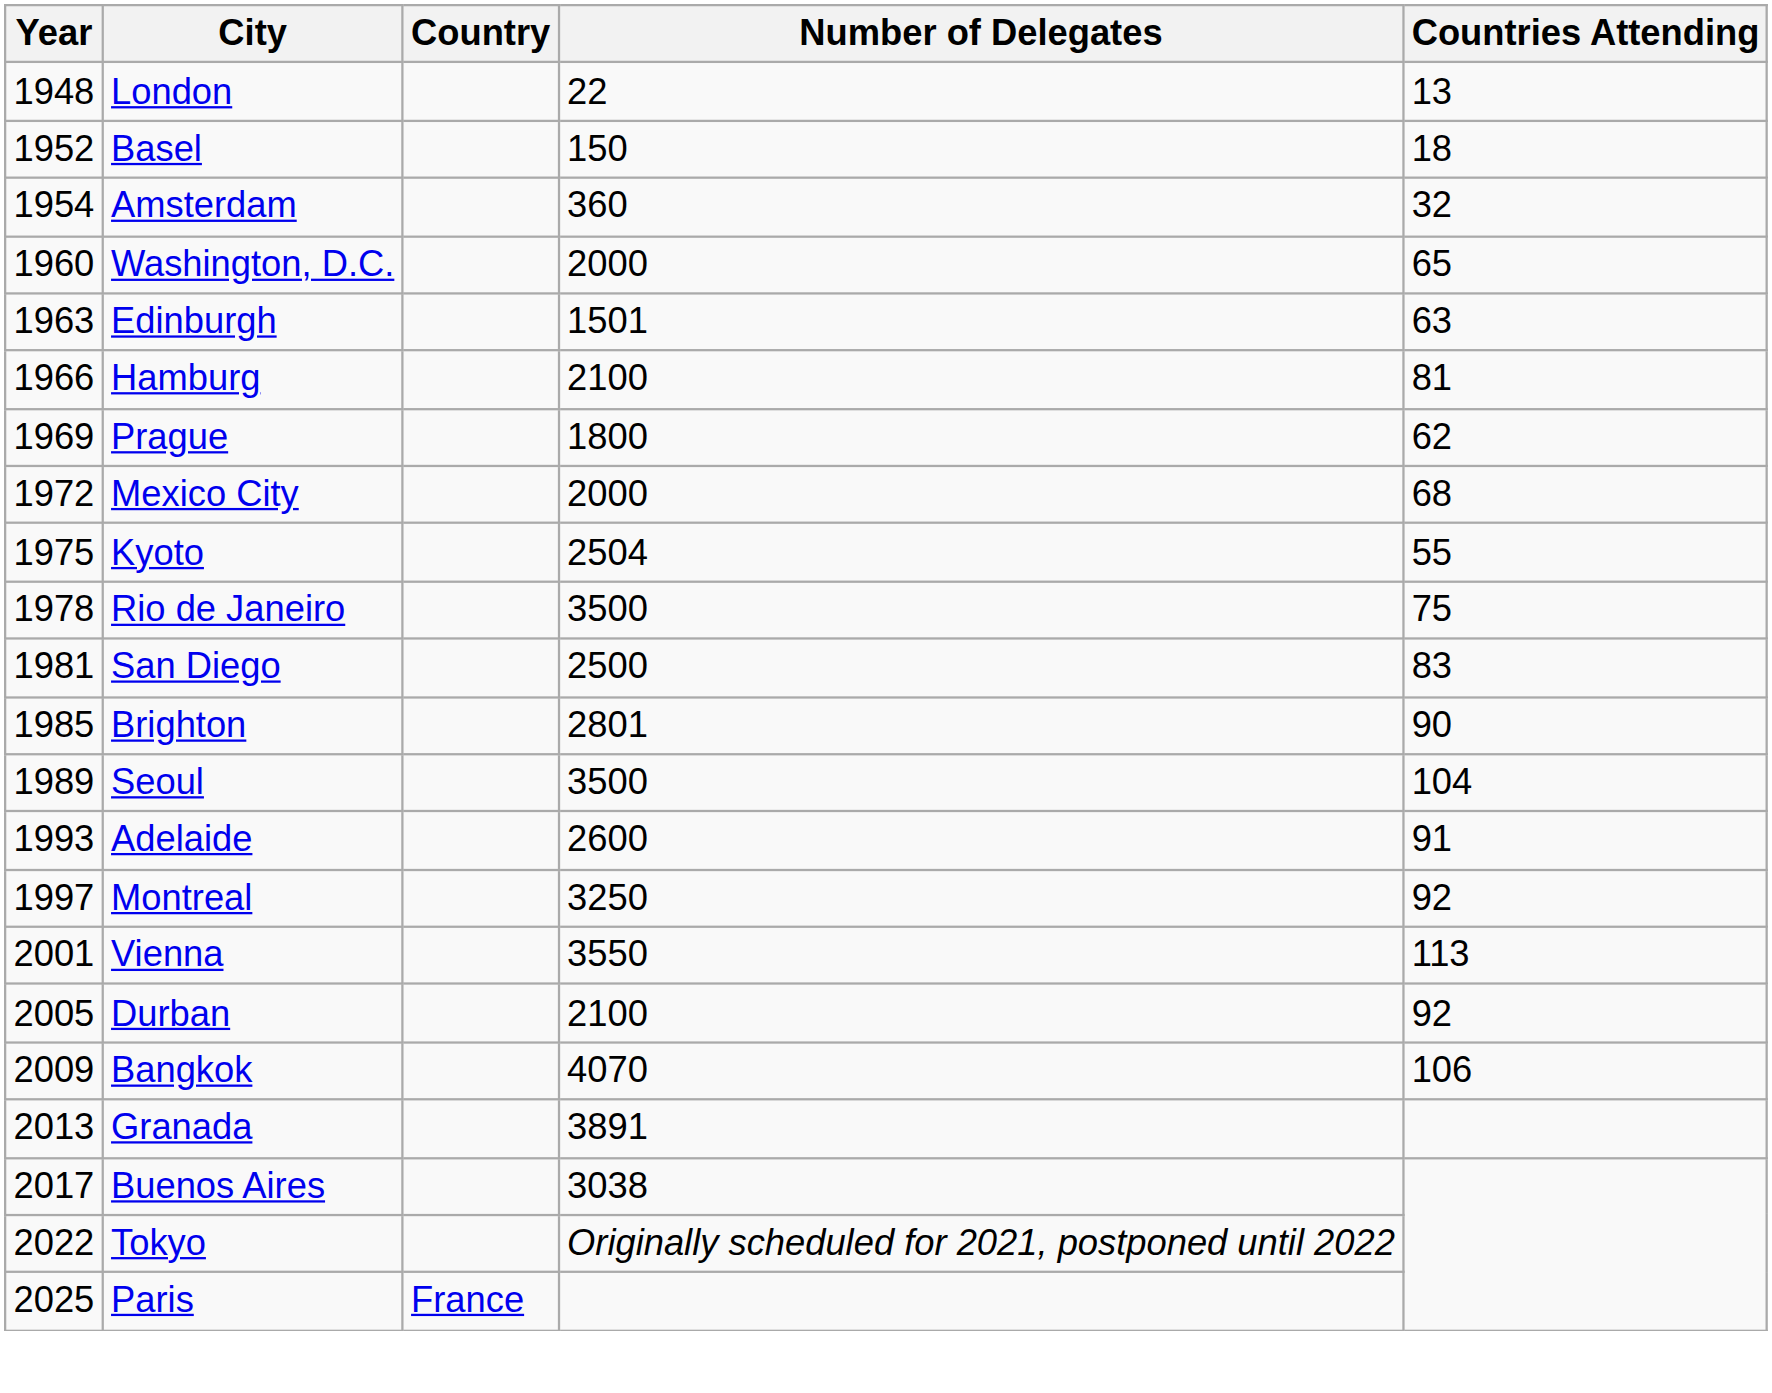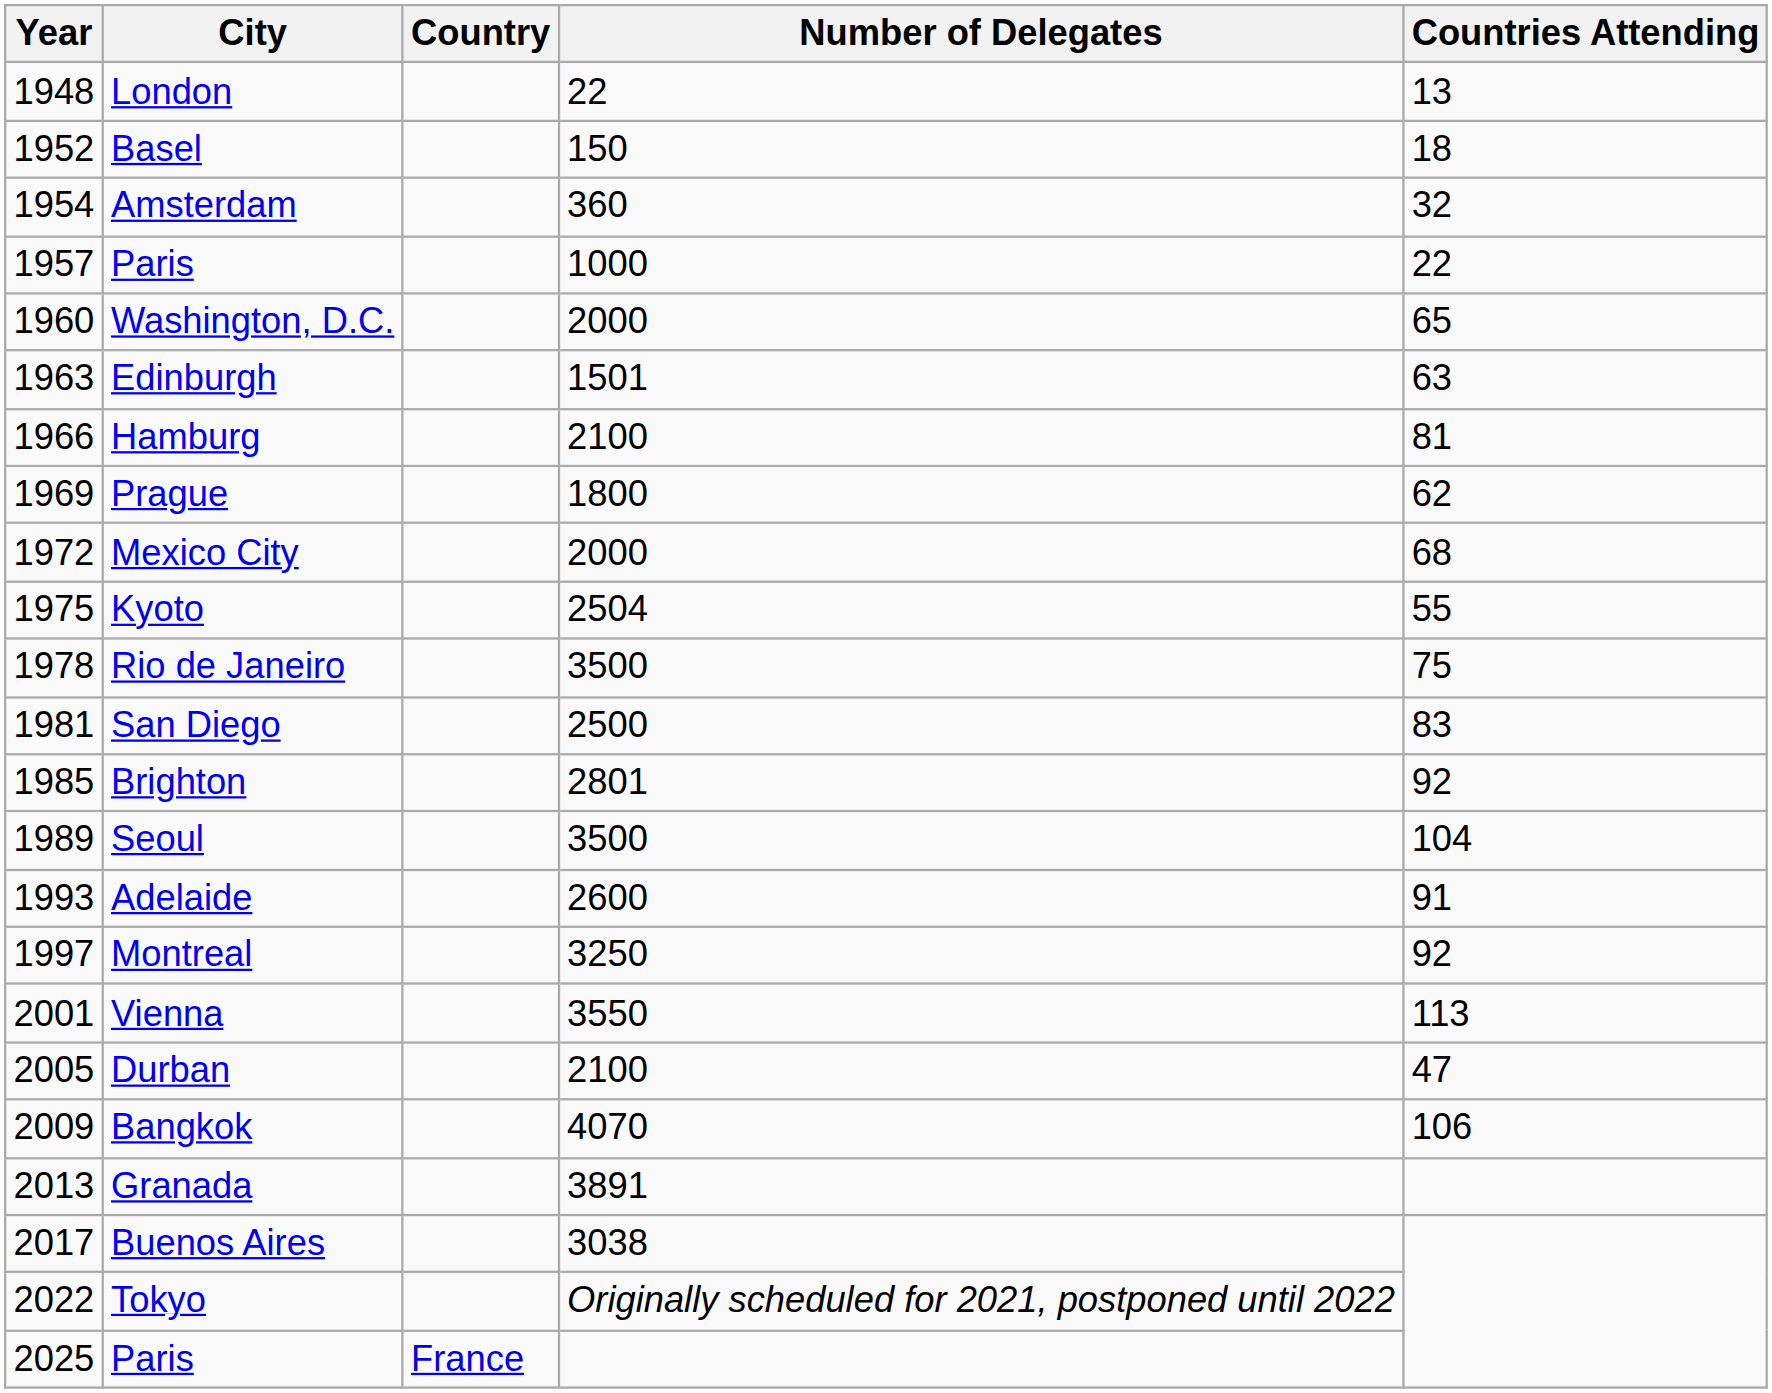+ row: (54, 263)
(1432, 724) 90 -> (1432, 782) 92
(1432, 1012) 92 -> (1432, 1070) 47
